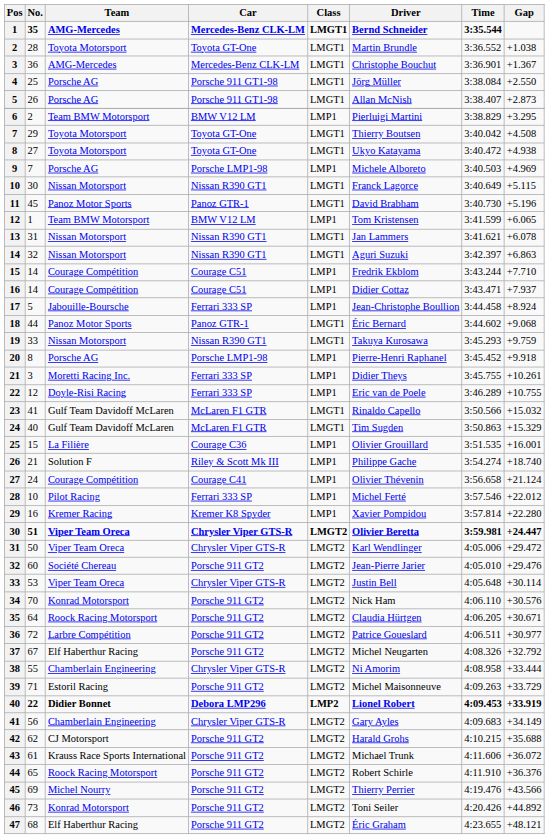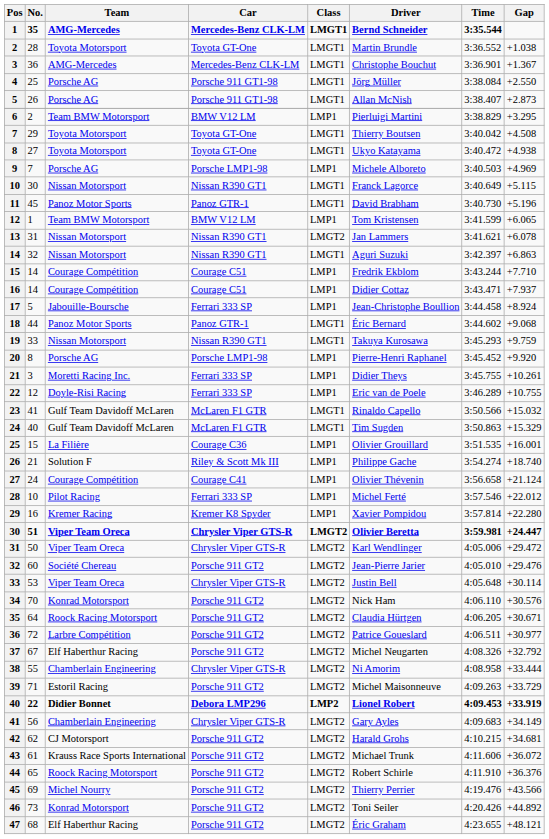(327, 237) LMGT1 -> (327, 237) LMGT2
(522, 358) +9.918 -> (522, 358) +9.920
(524, 738) +35.688 -> (524, 738) +34.681
